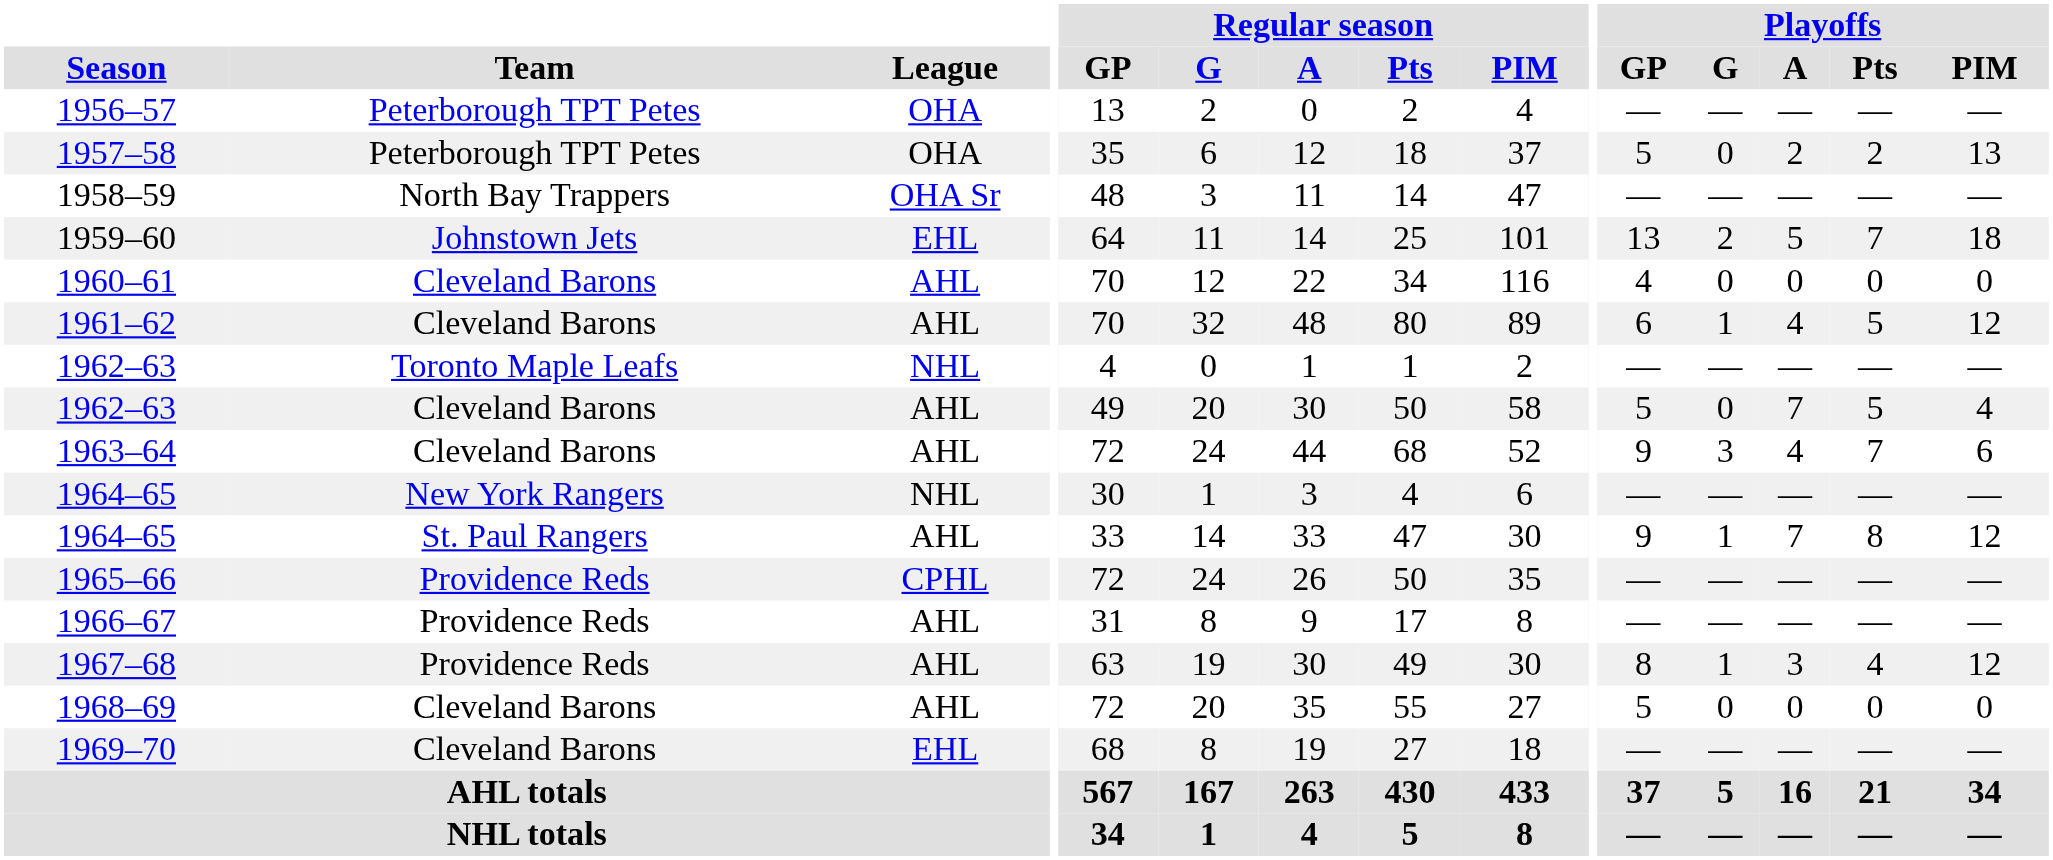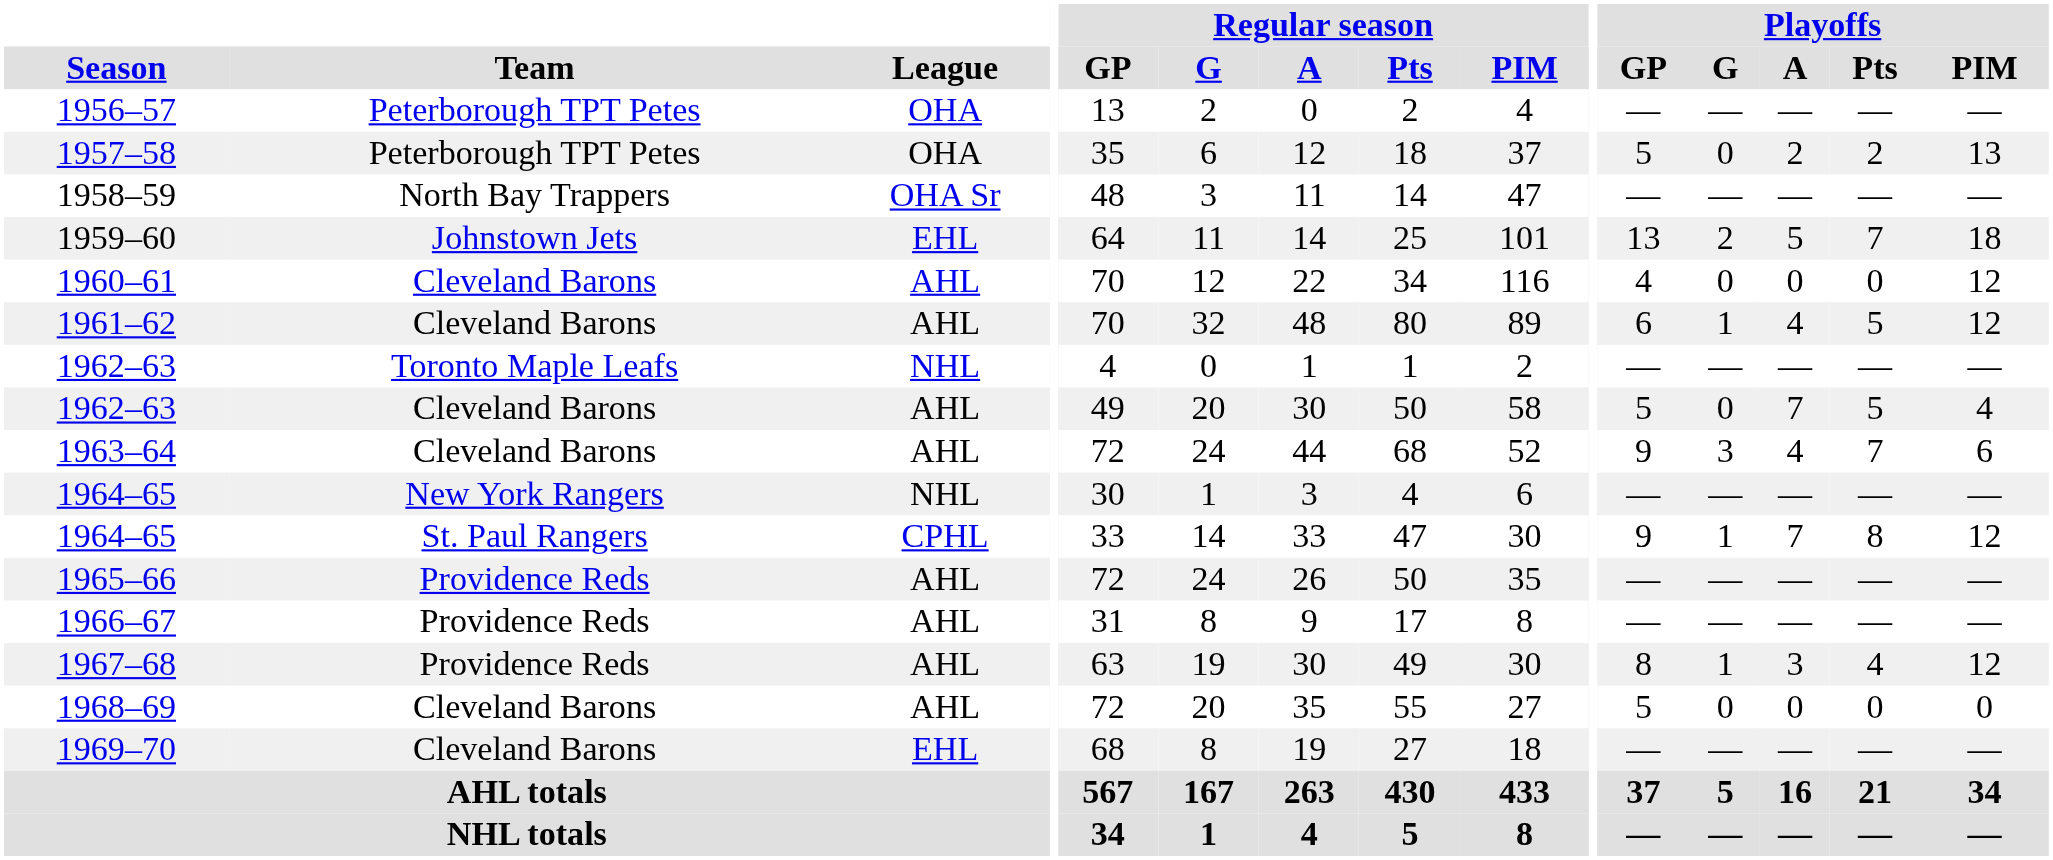(1985, 280) 0 -> (1985, 280) 12
(945, 535) AHL -> (945, 535) CPHL
(945, 578) CPHL -> (945, 578) AHL
